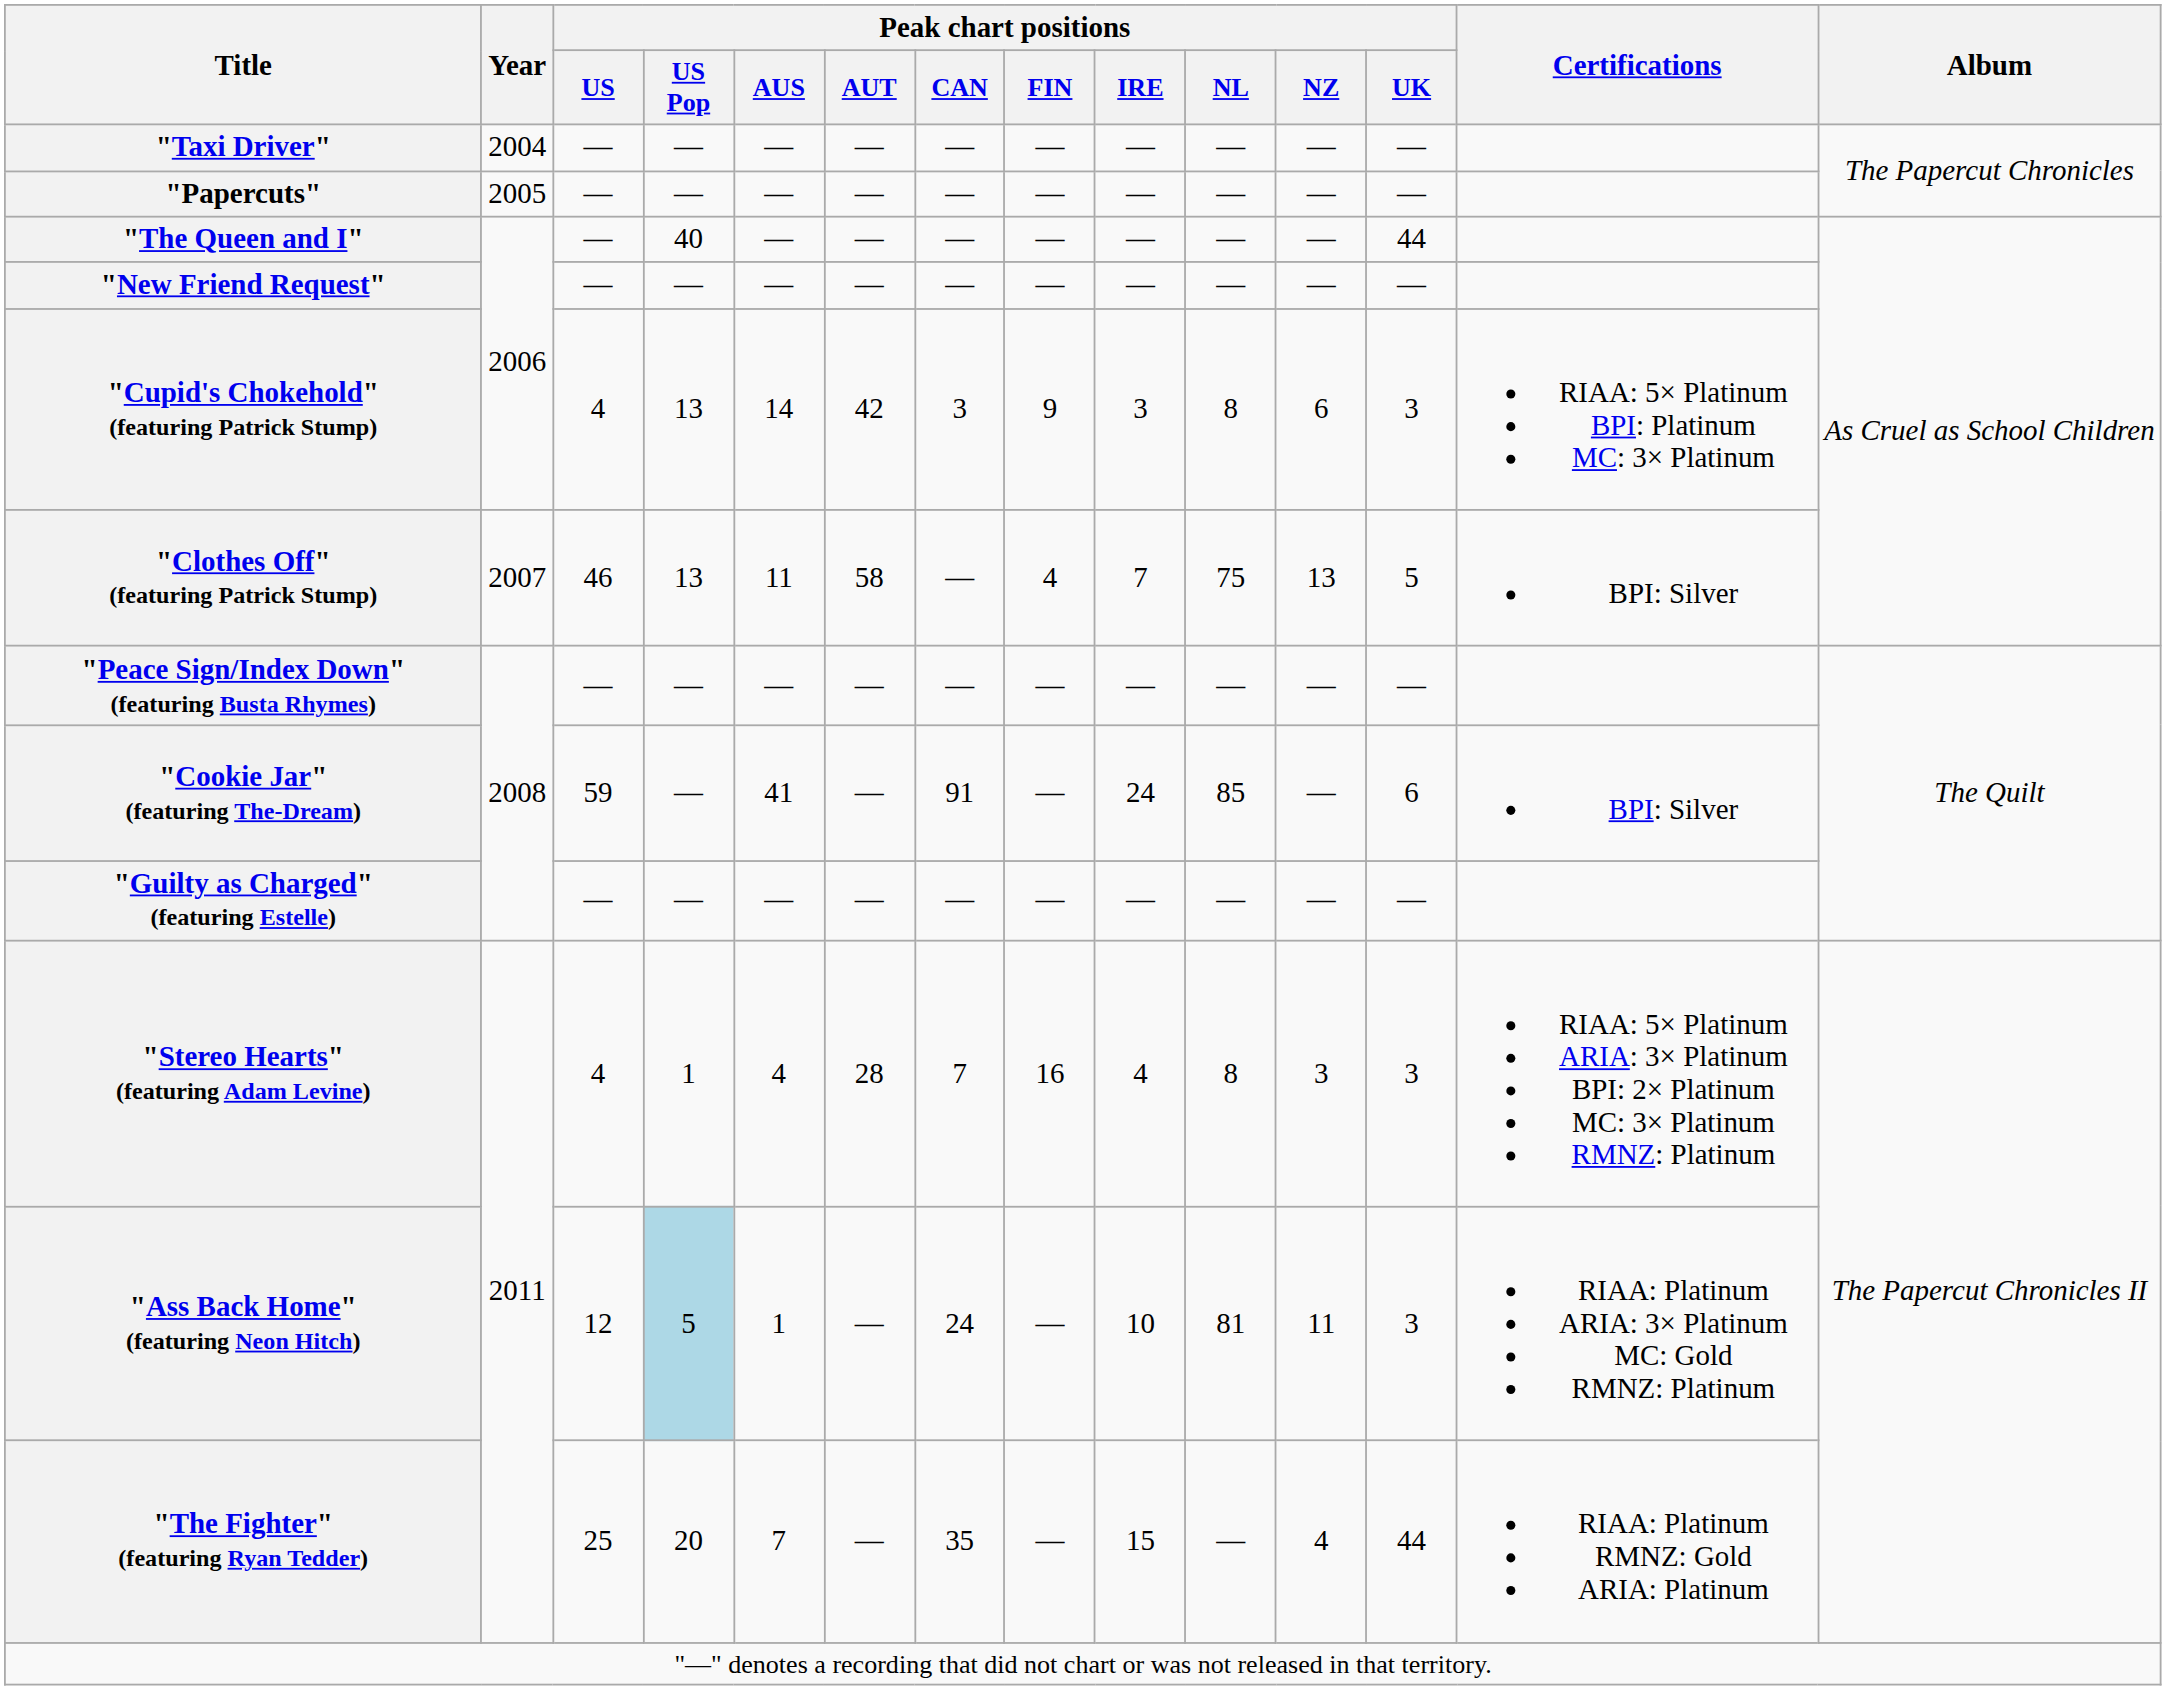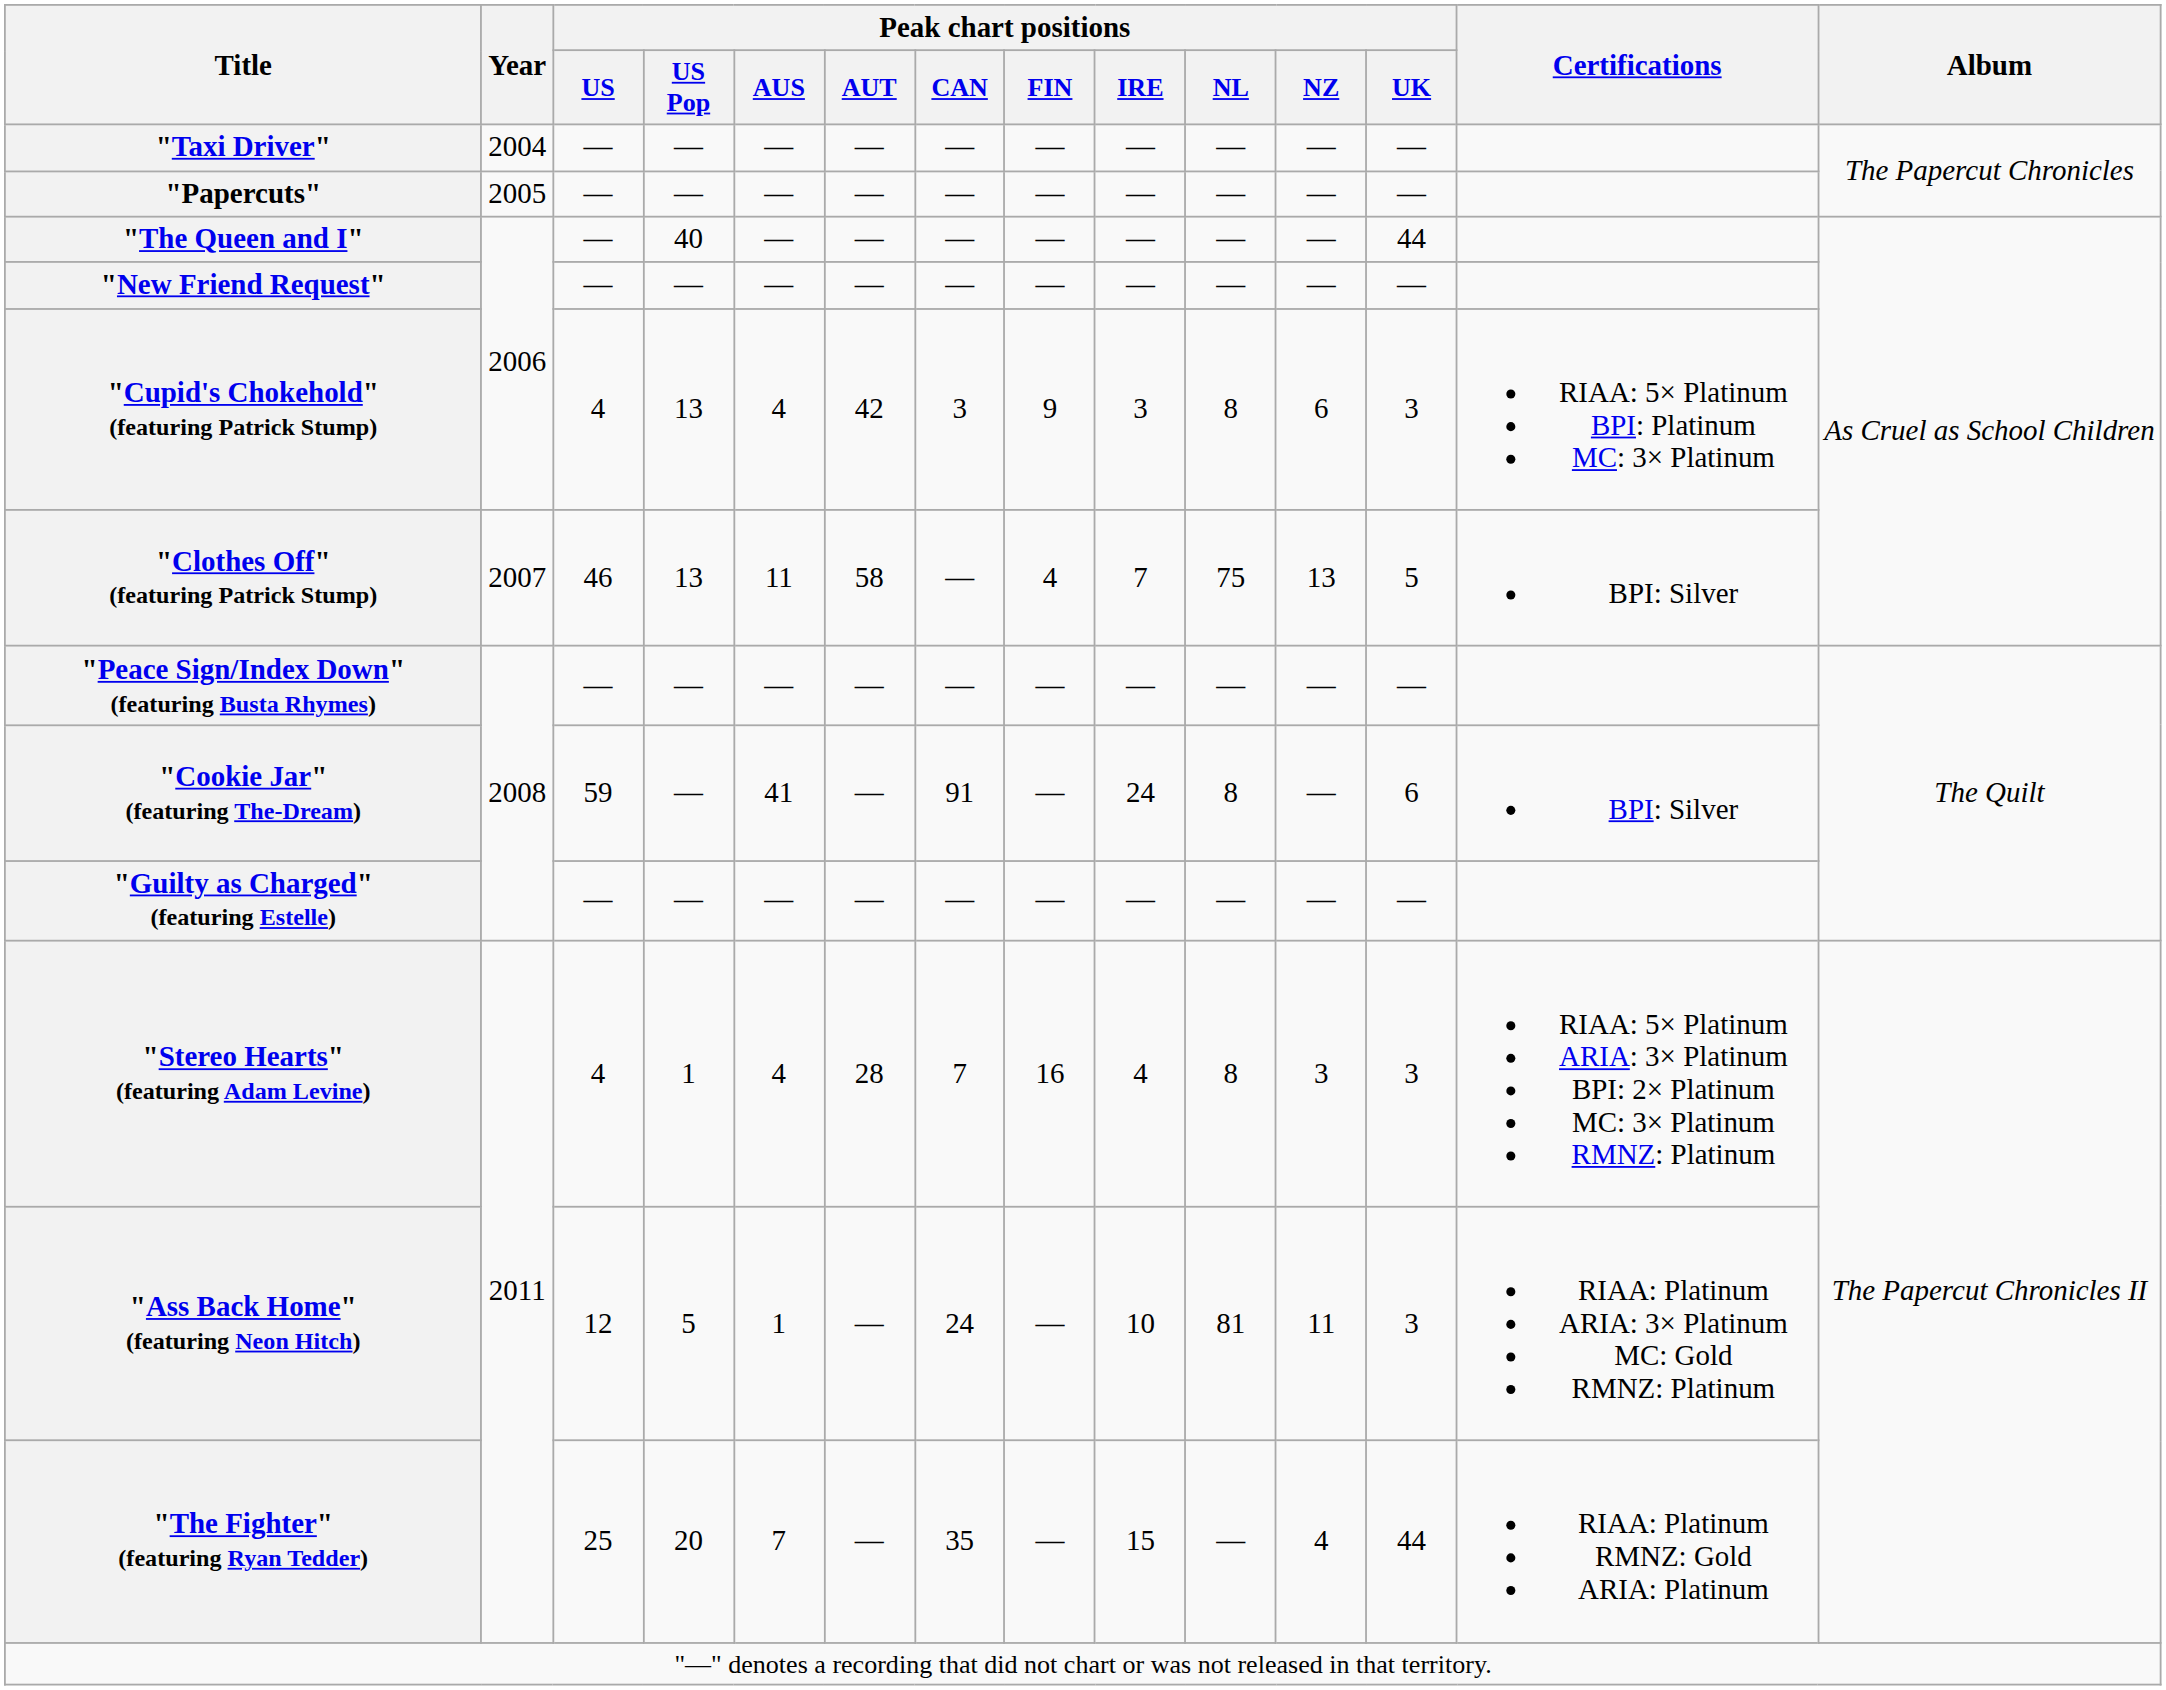(779, 408) 14 -> (779, 408) 4
(1231, 792) 85 -> (1231, 792) 8
(688, 1323) lightblue background -> (688, 1323) no background
